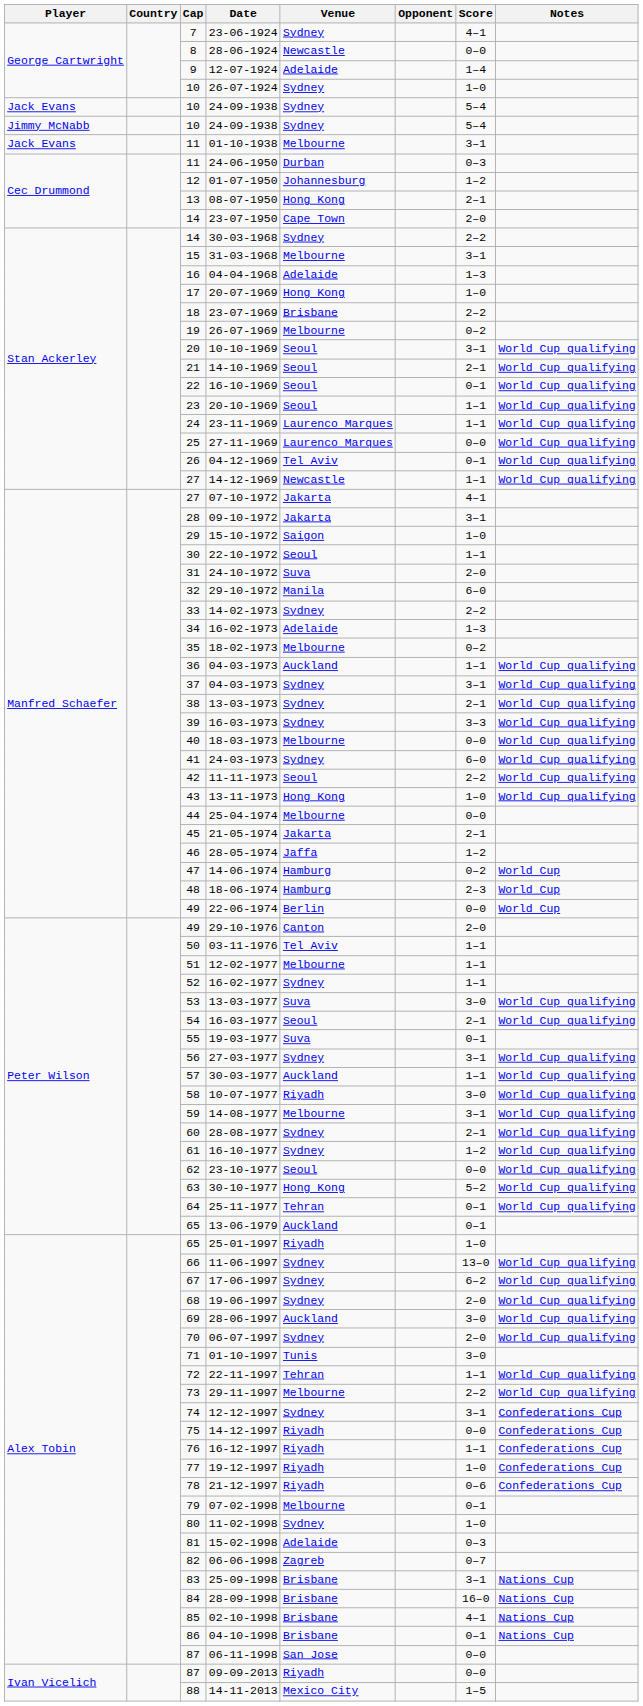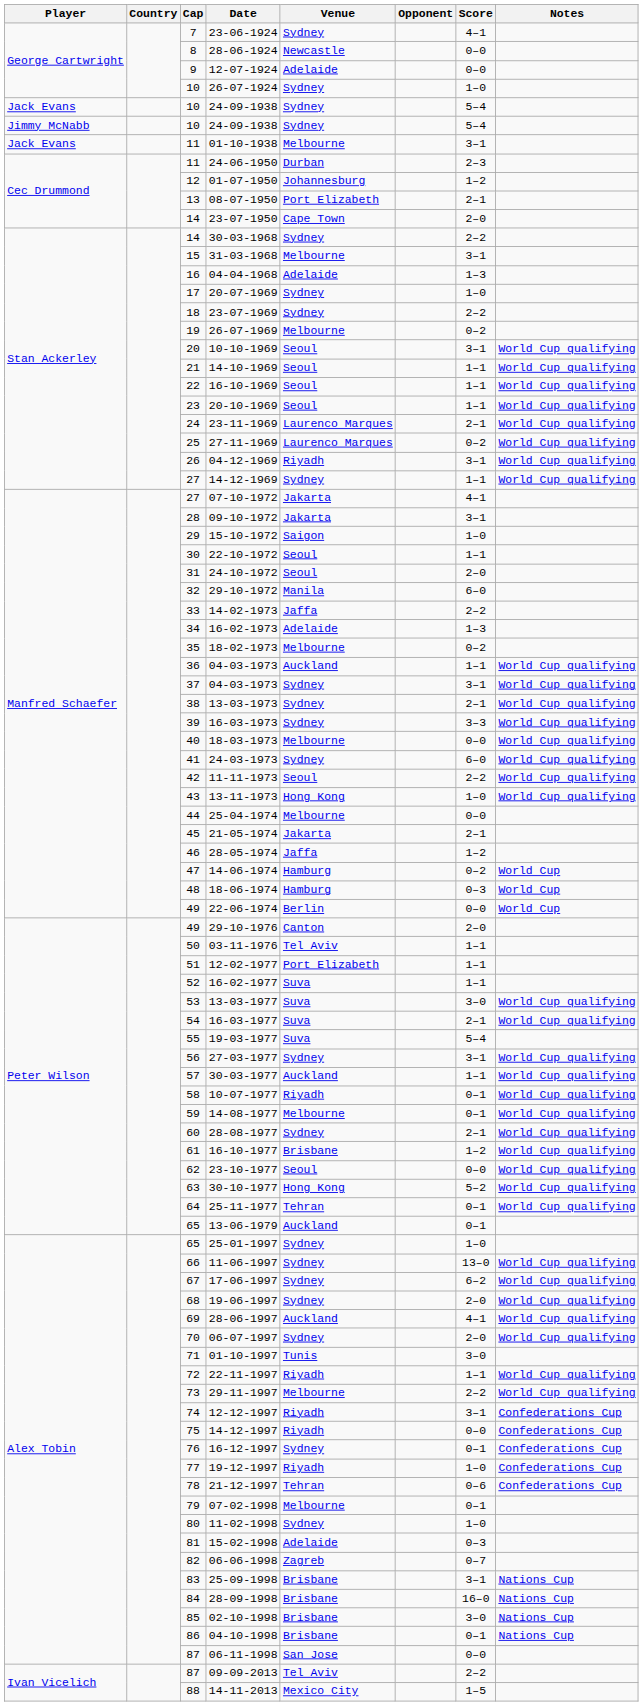(476, 70) 1–4 -> (476, 70) 0–0
(476, 163) 0–3 -> (476, 163) 2–3
(314, 200) Hong Kong -> (331, 200) Port Elizabeth
(314, 293) Hong Kong -> (304, 293) Sydney
(310, 312) Brisbane -> (304, 312) Sydney
(476, 368) 2–1 -> (476, 368) 1–1
(476, 387) 0–1 -> (476, 387) 1–1
(476, 424) 1–1 -> (476, 424) 2–1
(476, 443) 0–0 -> (476, 443) 0–2
(310, 461) Tel Aviv -> (304, 461) Riyadh
(476, 461) 0–1 -> (476, 461) 3–1
(314, 480) Newcastle -> (304, 480) Sydney
(297, 573) Suva -> (300, 573) Seoul
(304, 610) Sydney -> (300, 610) Jaffa
(476, 890) 2–3 -> (476, 890) 0–3
(314, 965) Melbourne -> (331, 965) Port Elizabeth
(304, 983) Sydney -> (297, 983) Suva
(300, 1021) Seoul -> (297, 1021) Suva
(476, 1039) 0–1 -> (476, 1039) 5–4
(476, 1095) 3–0 -> (476, 1095) 0–1
(476, 1114) 3–1 -> (476, 1114) 0–1
(304, 1151) Sydney -> (310, 1151) Brisbane
(304, 1244) Riyadh -> (304, 1244) Sydney
(476, 1319) 3–0 -> (476, 1319) 4–1
(304, 1375) Tehran -> (304, 1375) Riyadh
(304, 1412) Sydney -> (304, 1412) Riyadh
(304, 1449) Riyadh -> (304, 1449) Sydney
(476, 1449) 1–1 -> (476, 1449) 0–1
(304, 1487) Riyadh -> (304, 1487) Tehran
(476, 1617) 4–1 -> (476, 1617) 3–0
(304, 1673) Riyadh -> (310, 1673) Tel Aviv
(476, 1673) 0–0 -> (476, 1673) 2–2
